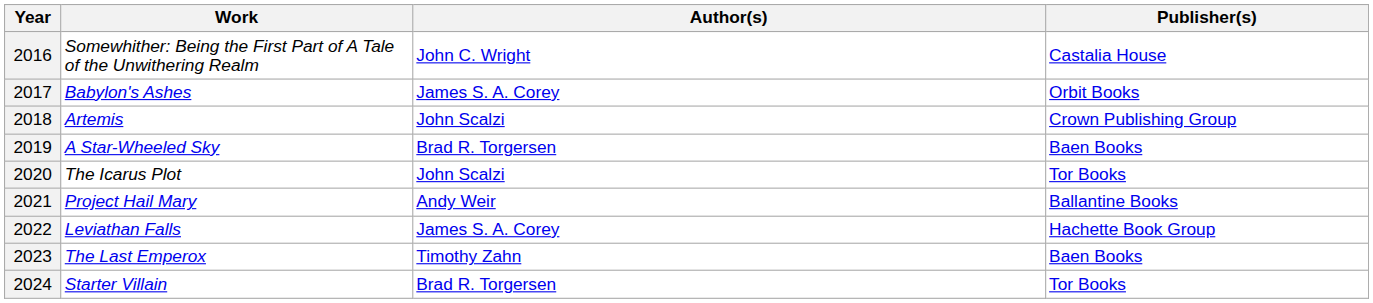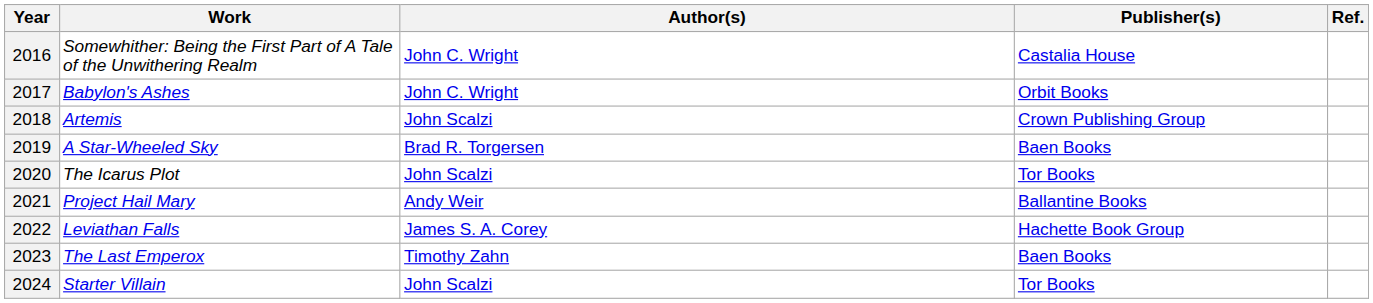+ column: (1348, 18)
(488, 92) James S. A. Corey -> (461, 92) John C. Wright
(486, 284) Brad R. Torgersen -> (448, 284) John Scalzi
